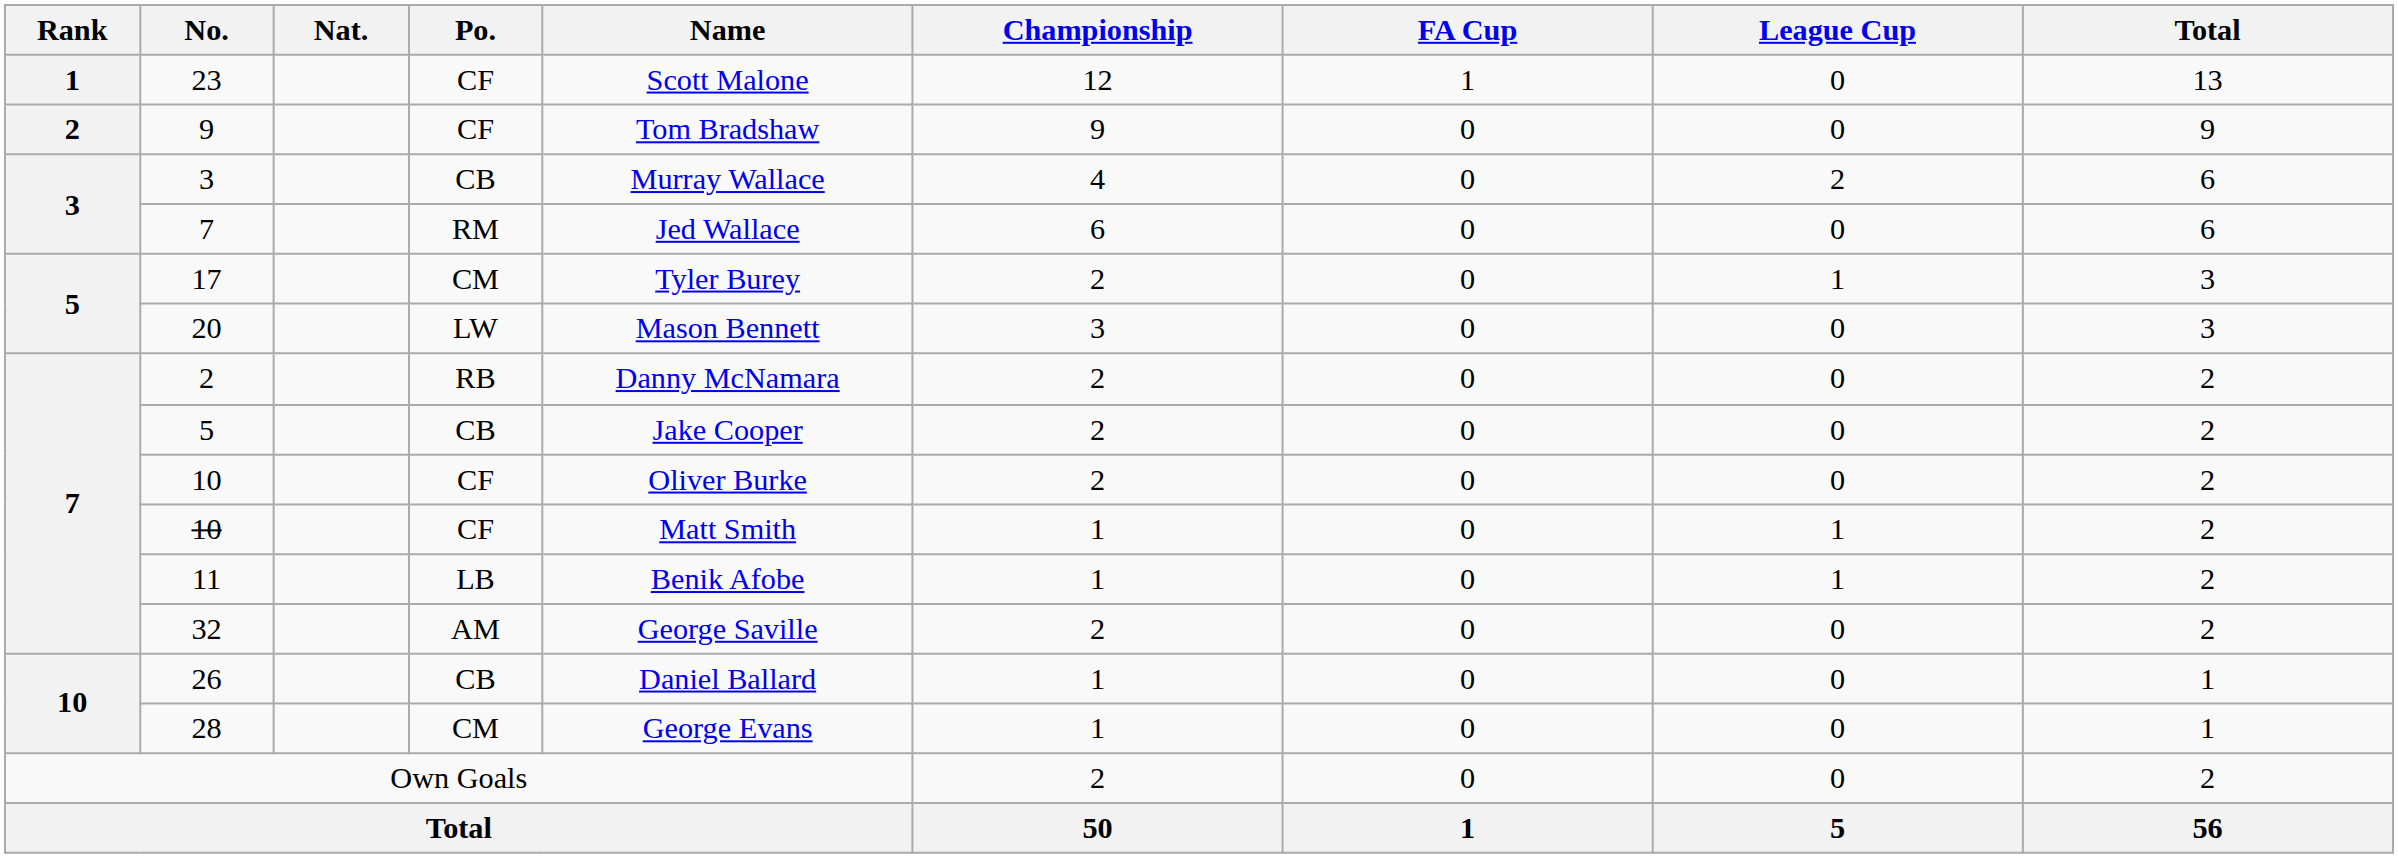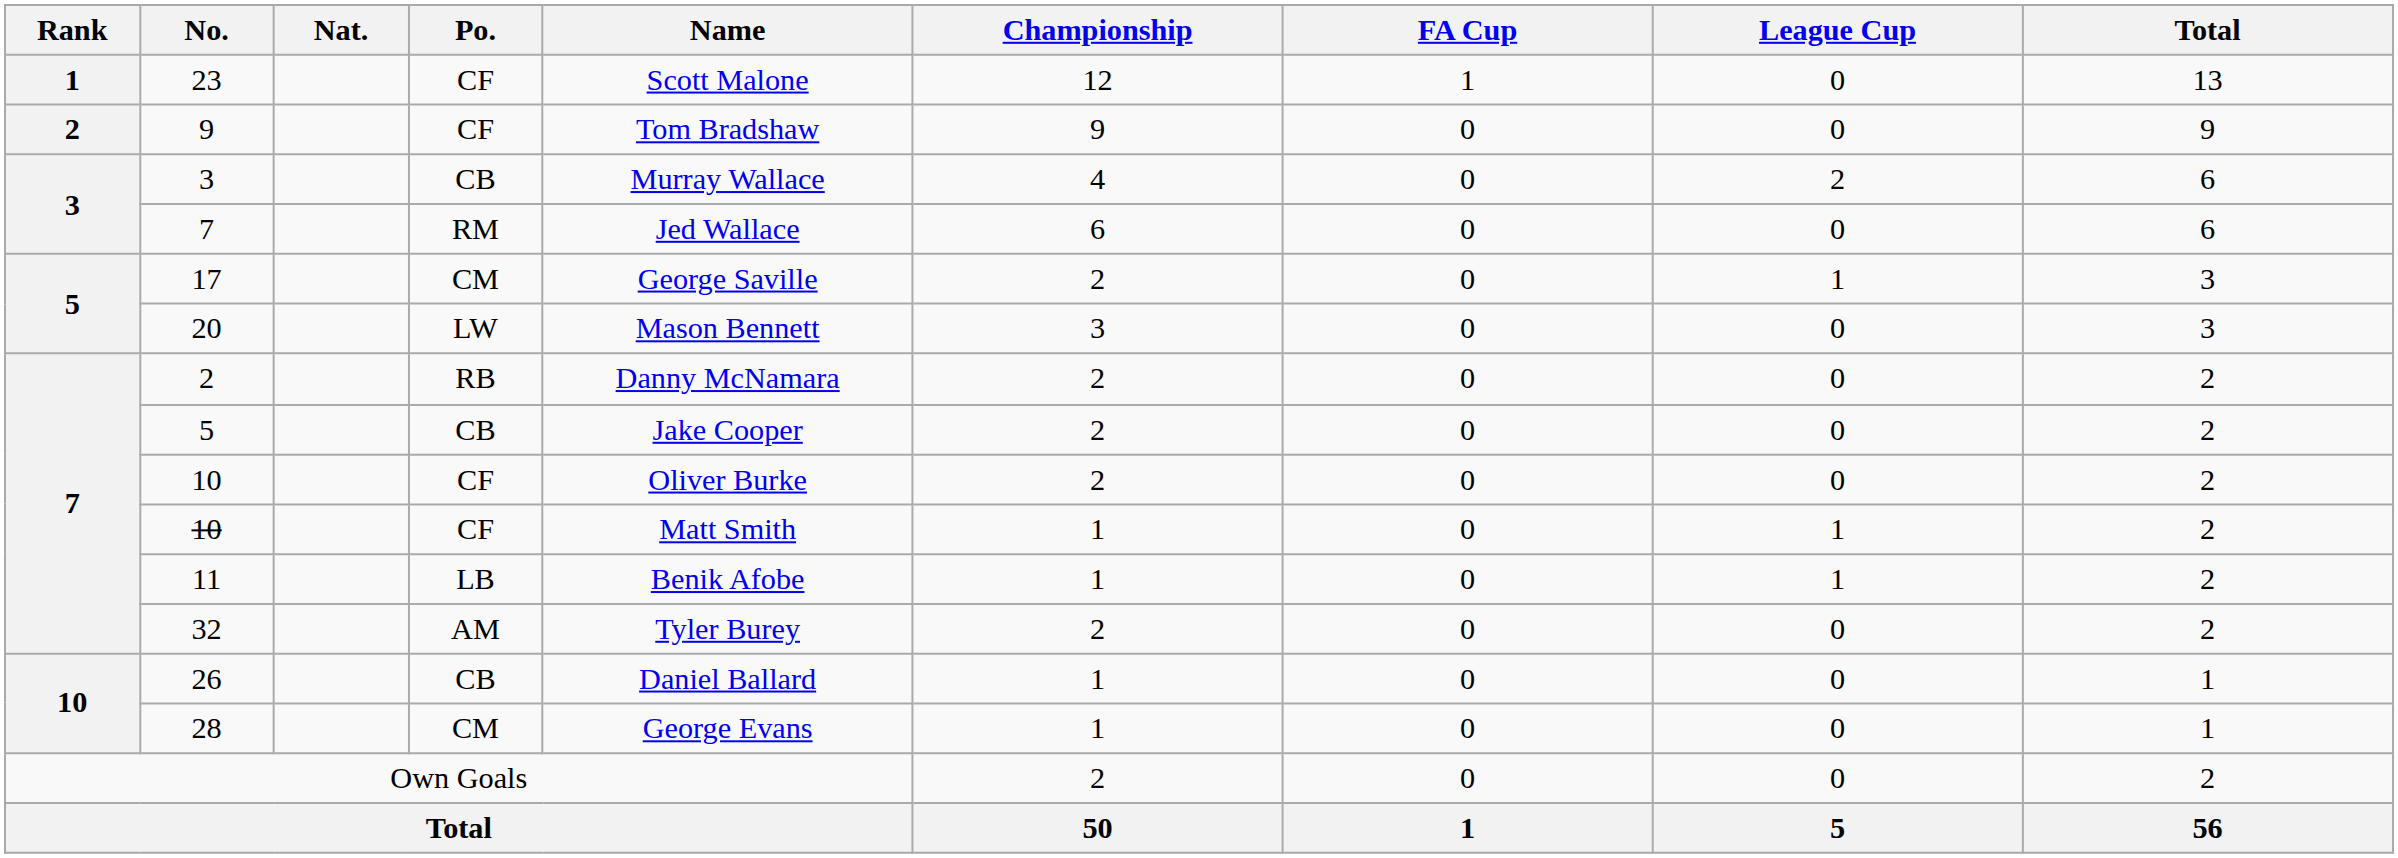(728, 278) Tyler Burey -> (728, 278) George Saville
(728, 628) George Saville -> (728, 628) Tyler Burey
